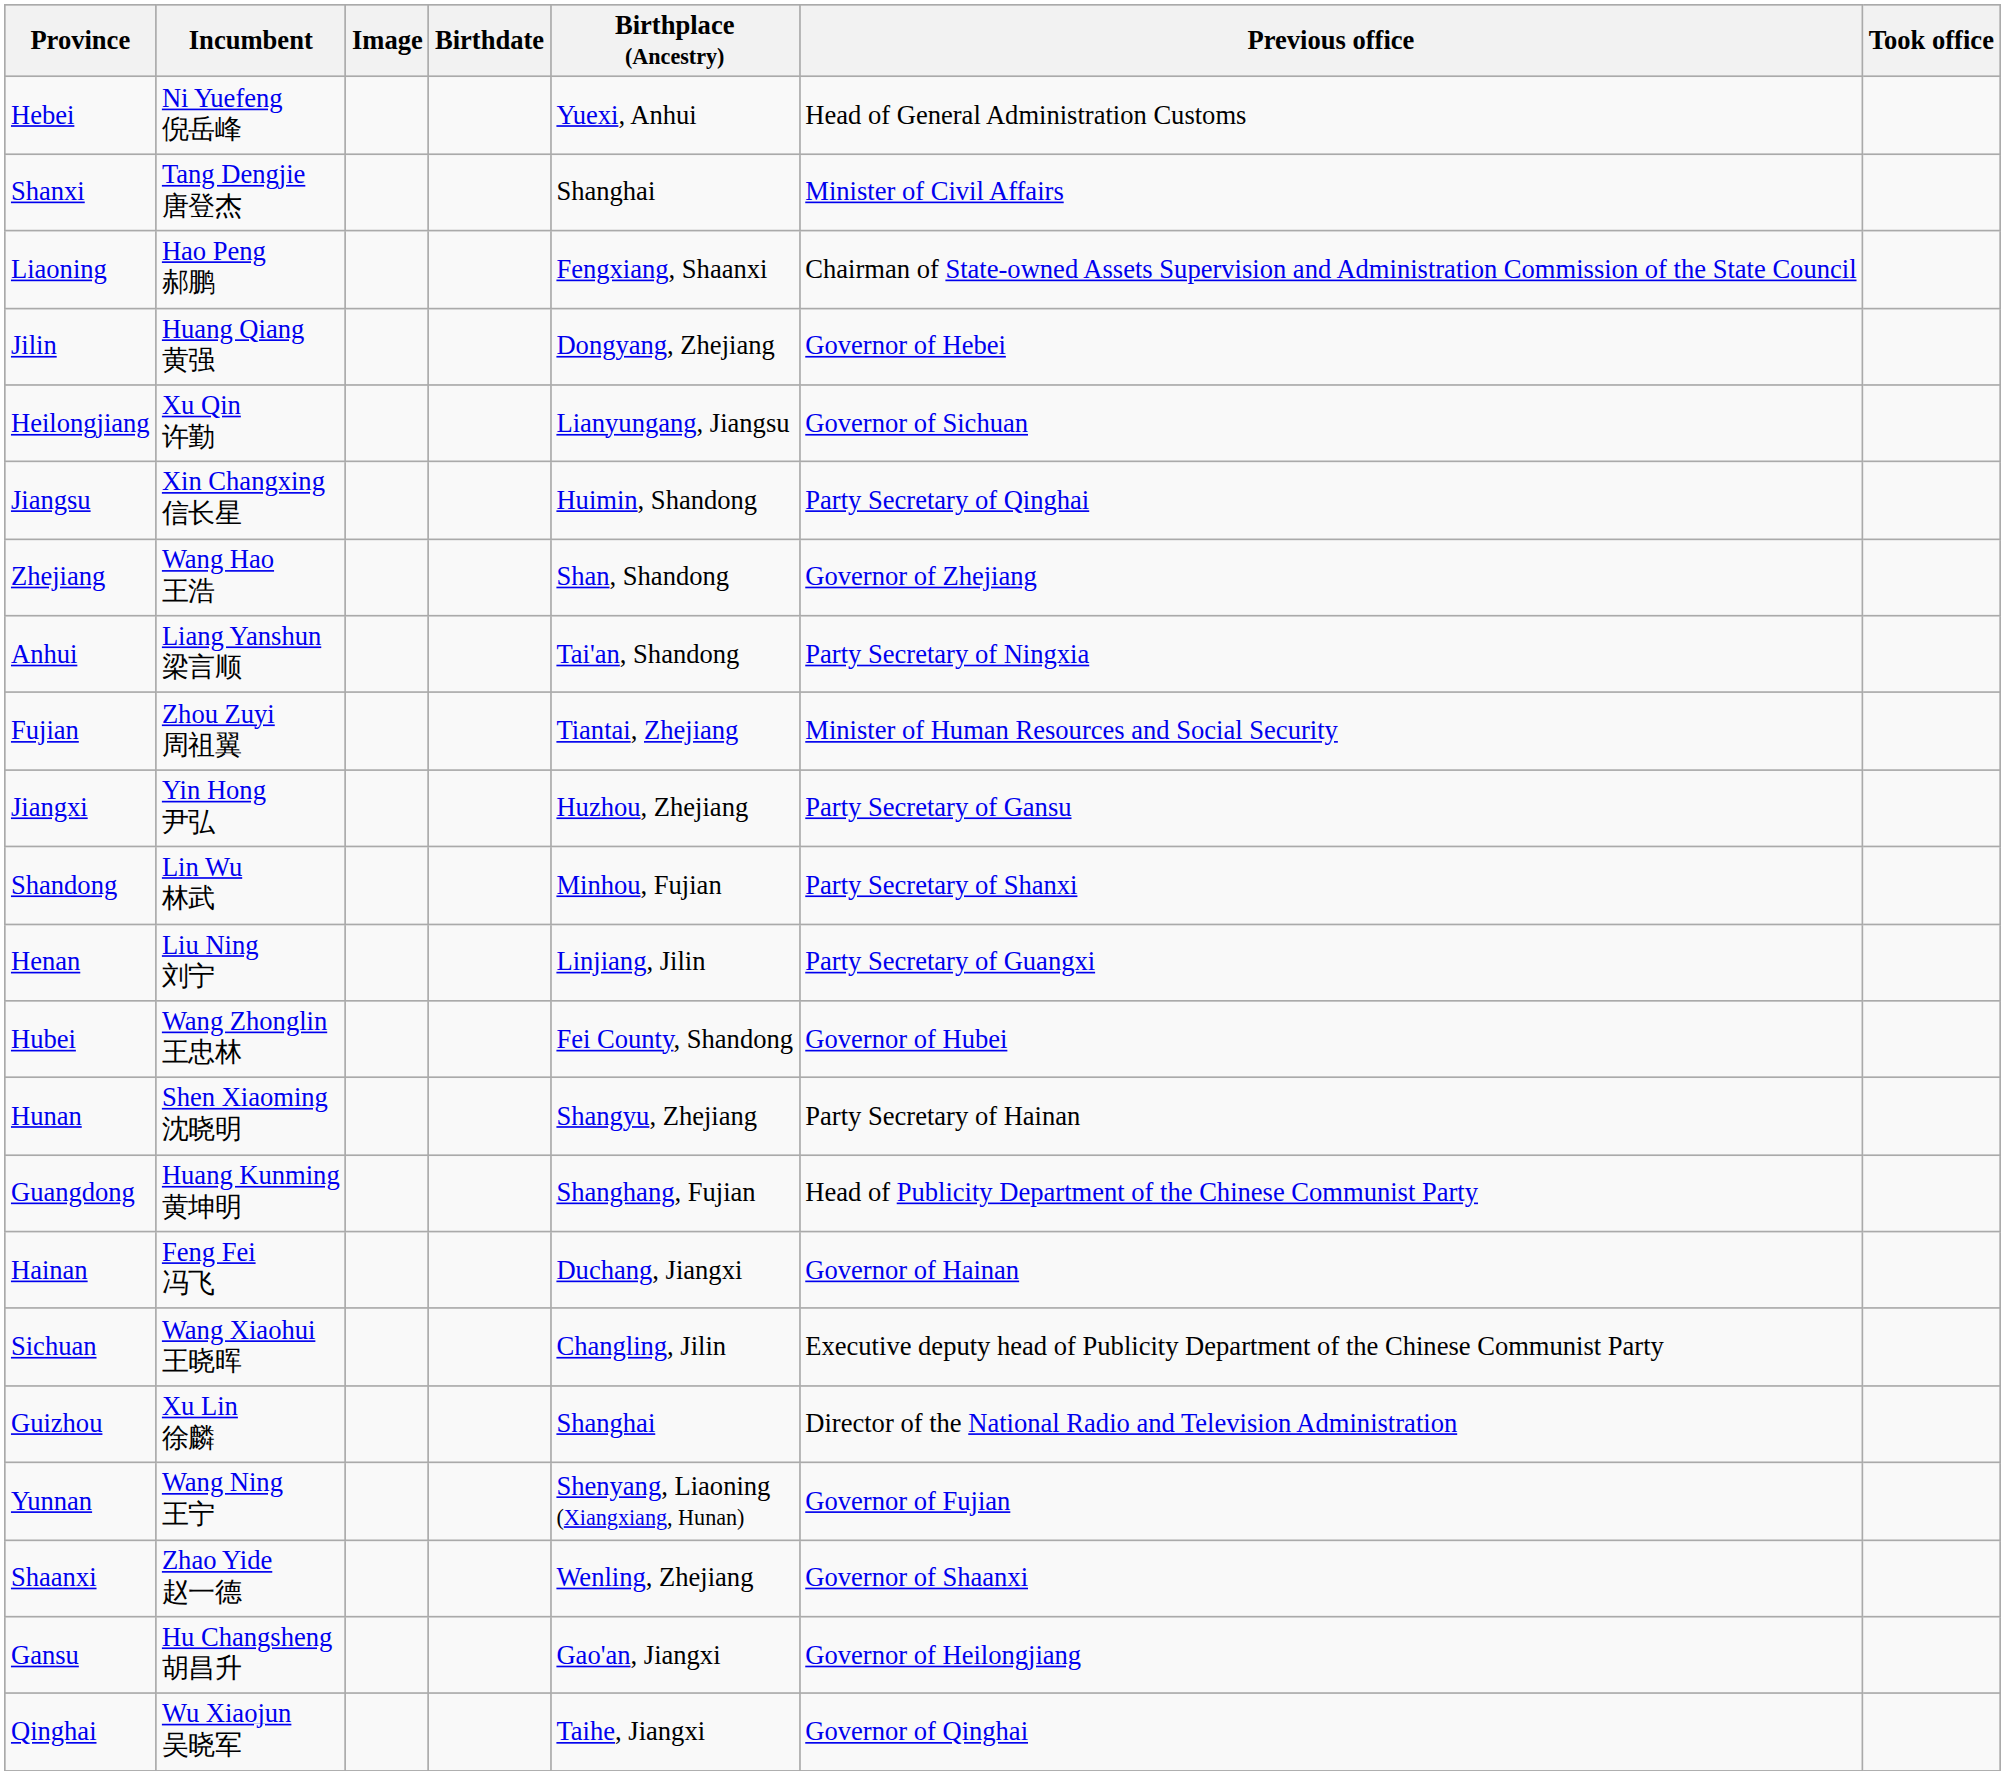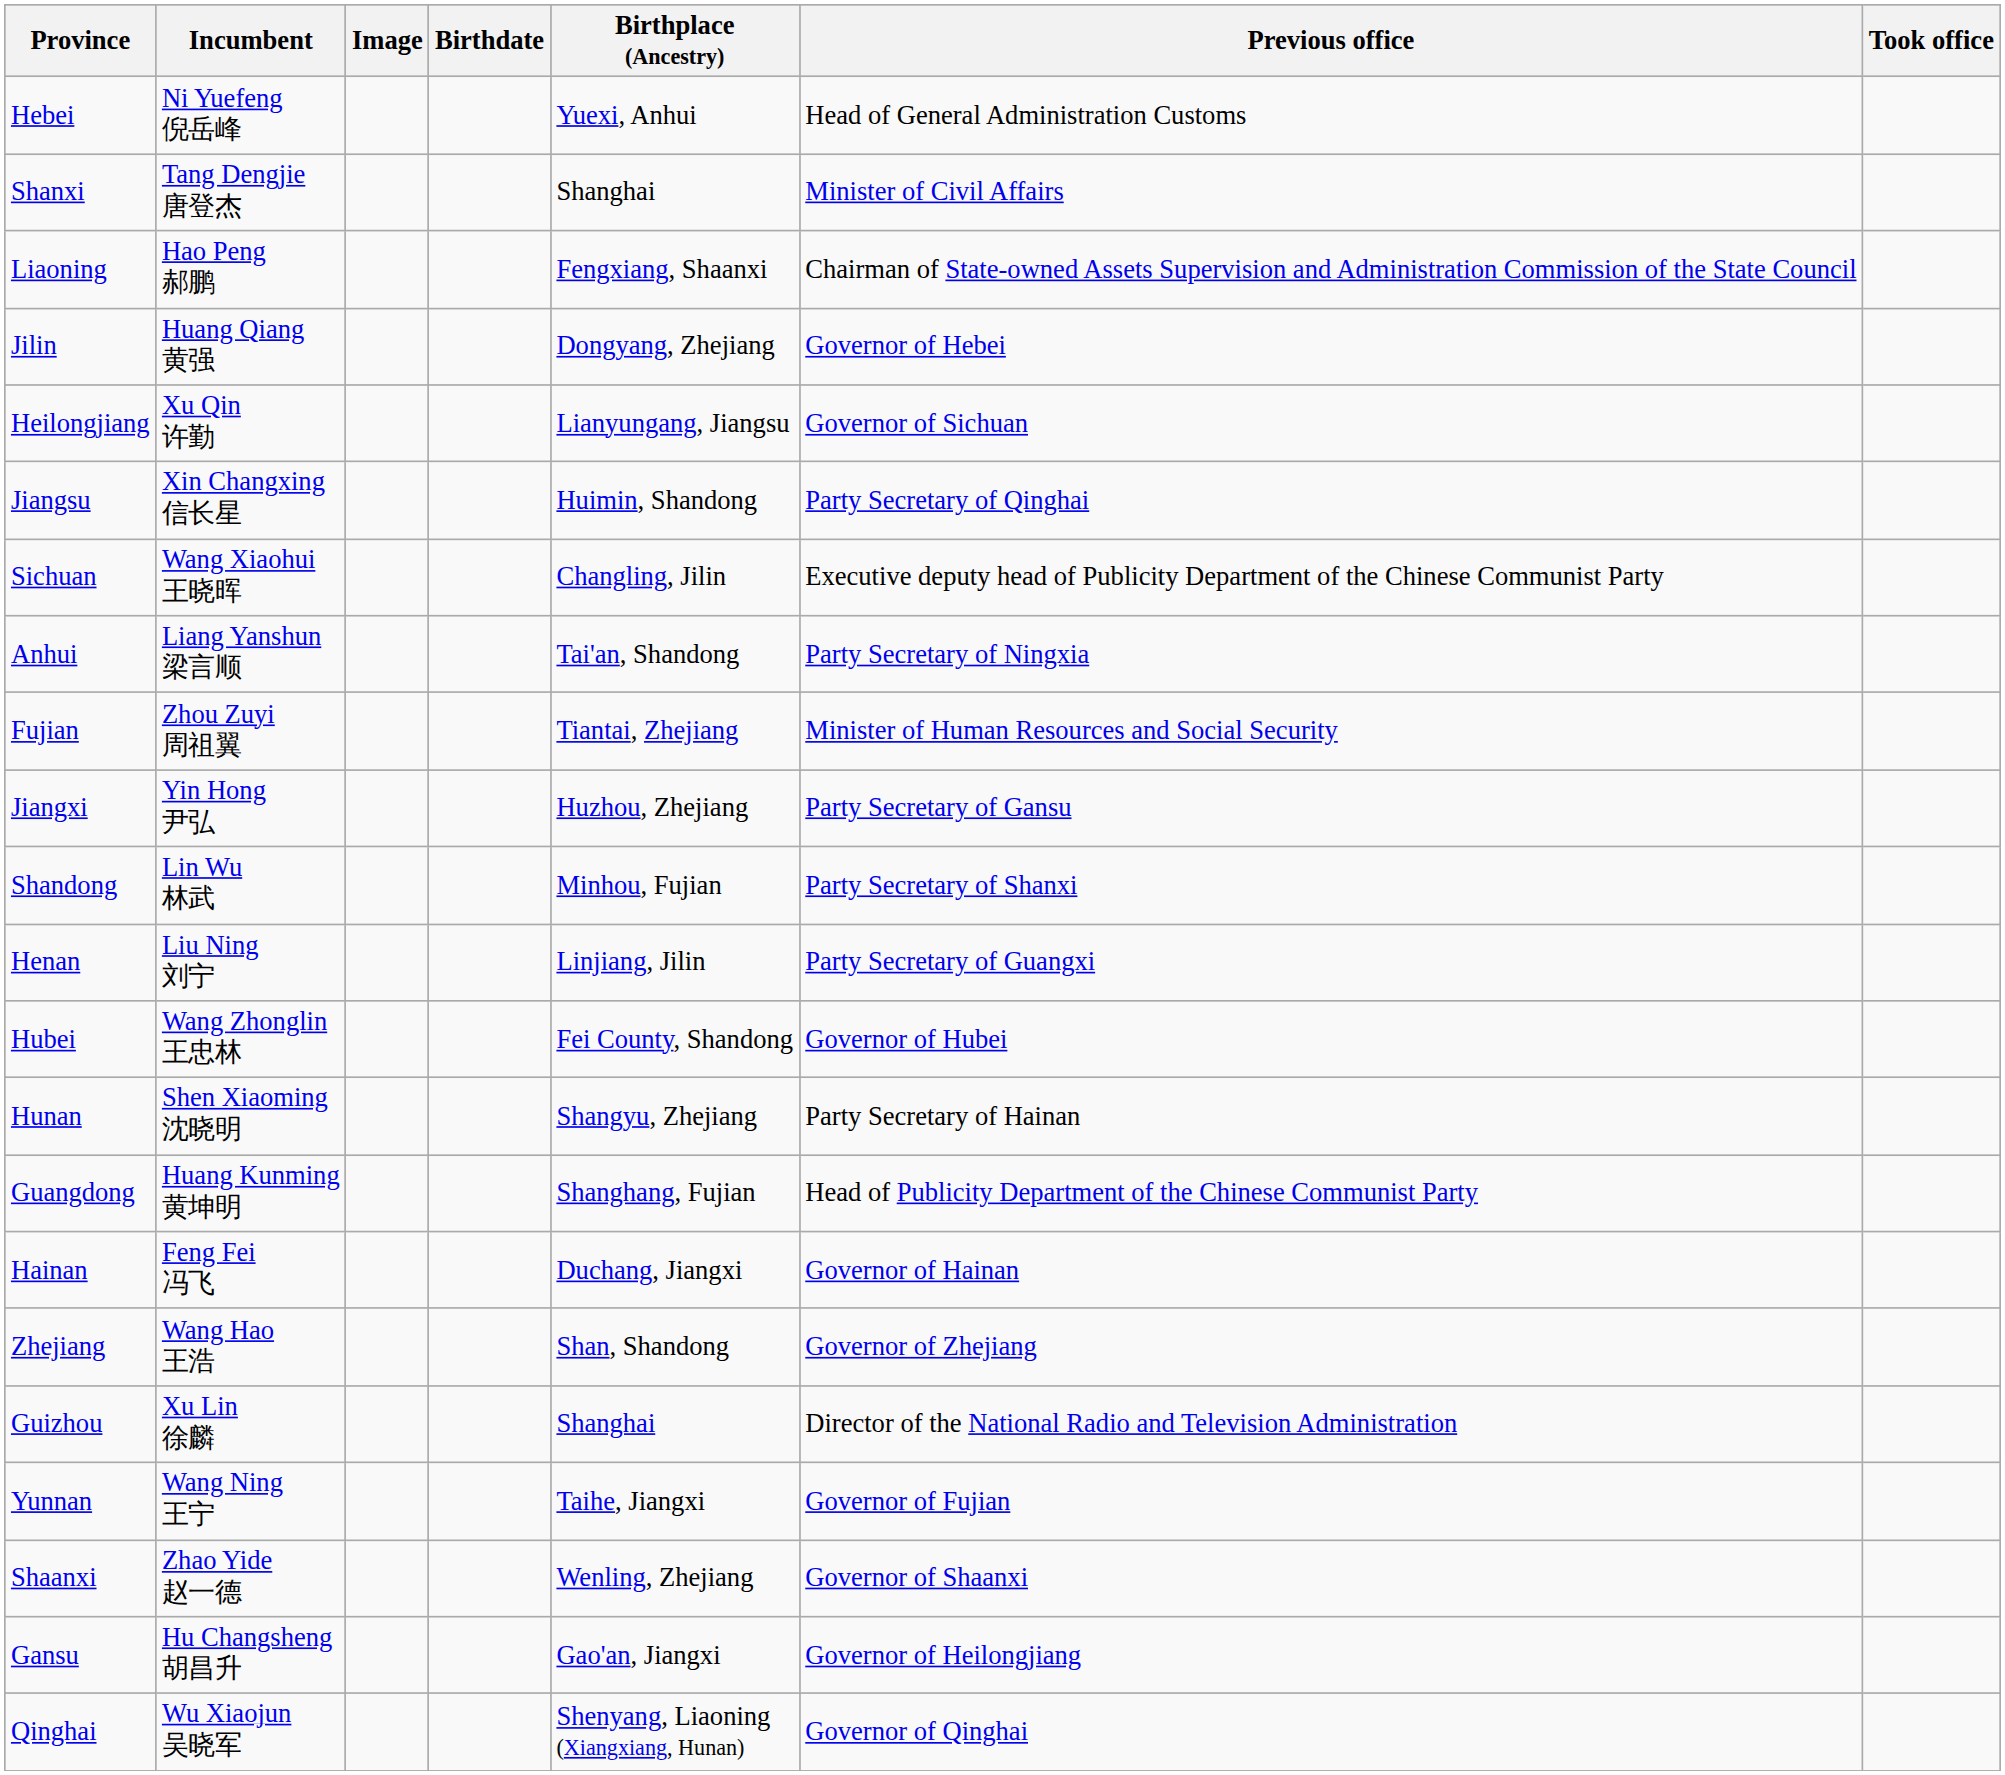rows swapped: (58, 576) <-> (54, 1346)
(663, 1500) Shenyang, Liaoning (Xiangxiang, Hunan) -> (631, 1500) Taihe, Jiangxi
(631, 1731) Taihe, Jiangxi -> (663, 1731) Shenyang, Liaoning (Xiangxiang, Hunan)
